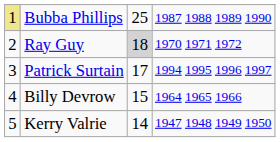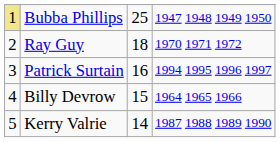(213, 17) 1987 1988 1989 1990 -> (213, 17) 1947 1948 1949 1950
(140, 44) lightgrey background -> (140, 44) no background
(140, 70) 17 -> (140, 70) 16
(213, 123) 1947 1948 1949 1950 -> (213, 123) 1987 1988 1989 1990
